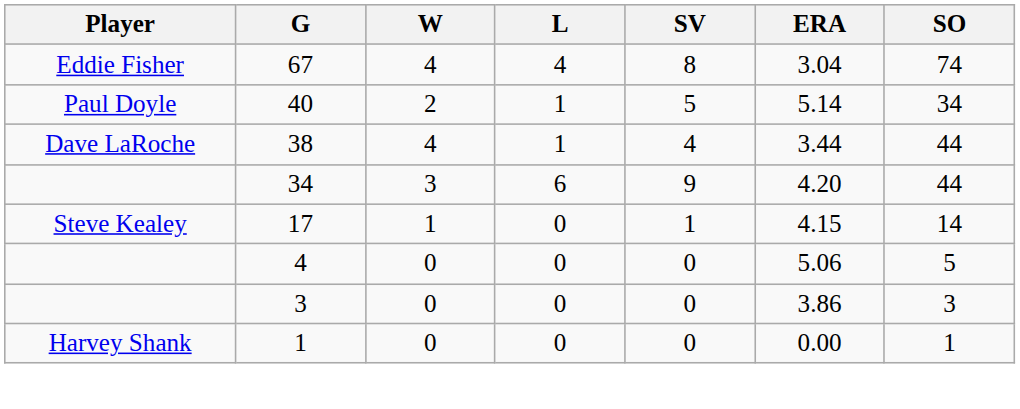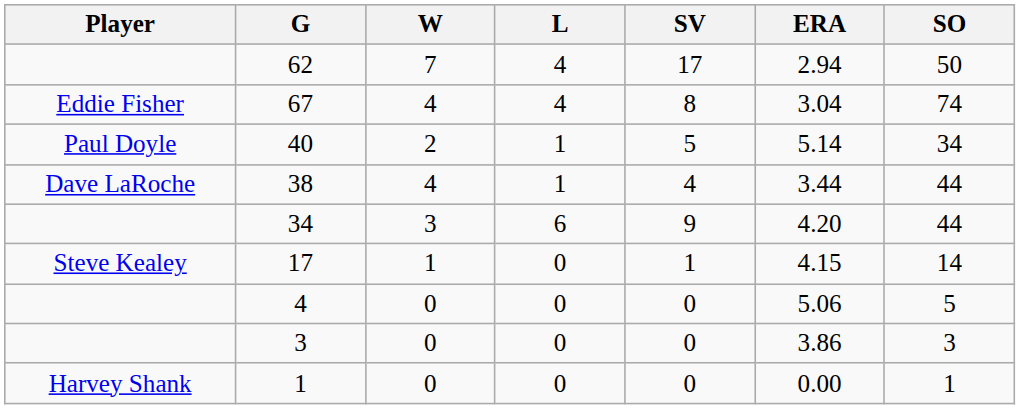+ row: (300, 64)
